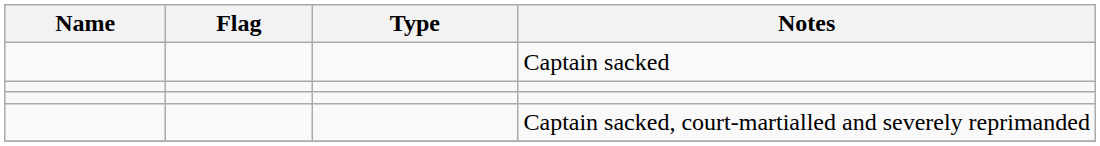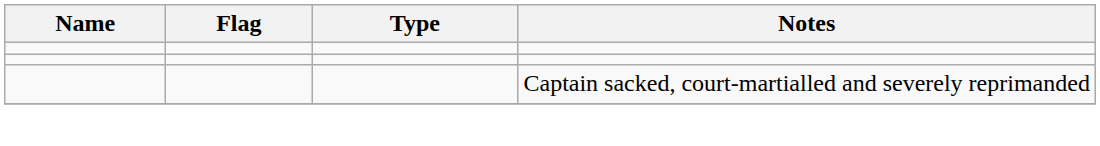- row: (85, 62)
